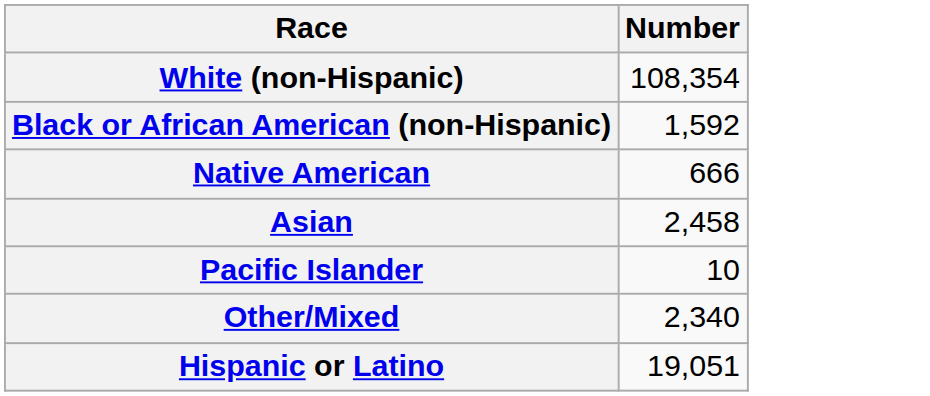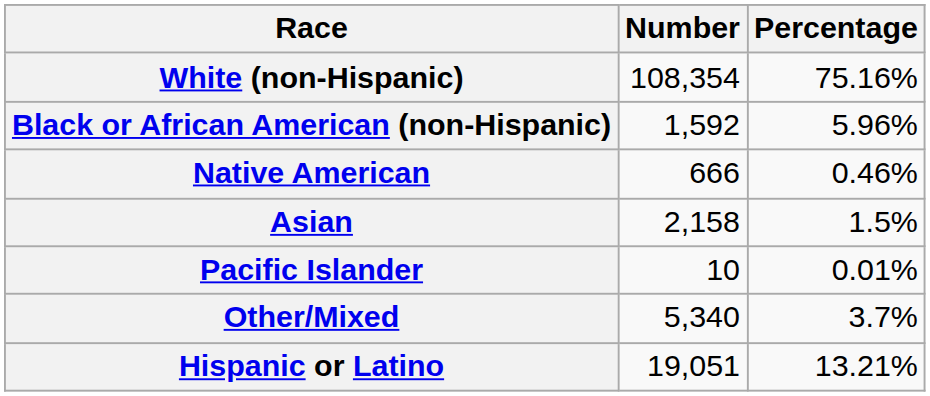+ column: (836, 28)
(702, 221) 2,458 -> (702, 221) 2,158
(702, 317) 2,340 -> (702, 317) 5,340
